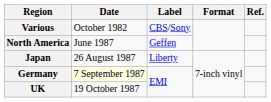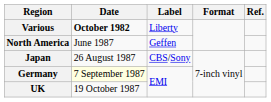(100, 27) normal -> (102, 27) bold
(170, 27) CBS/Sony -> (164, 27) Liberty
(164, 58) Liberty -> (170, 58) CBS/Sony
